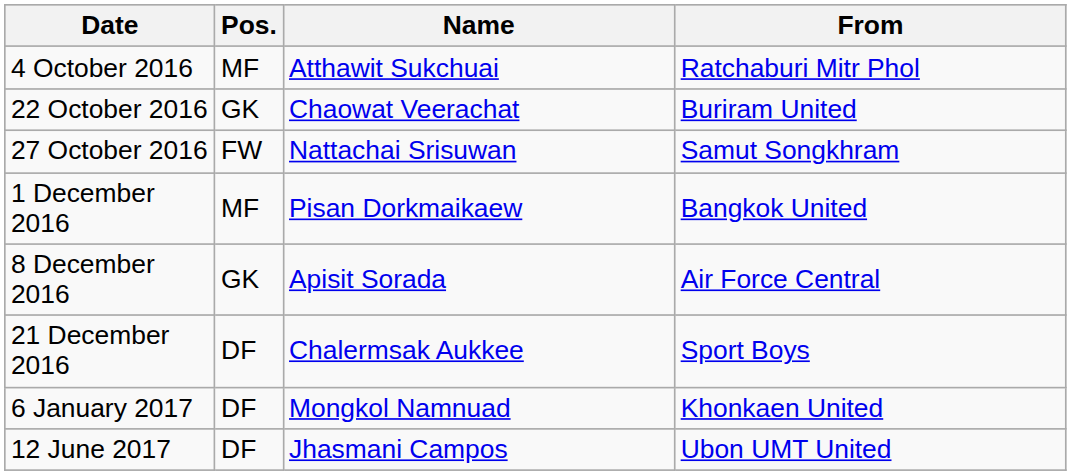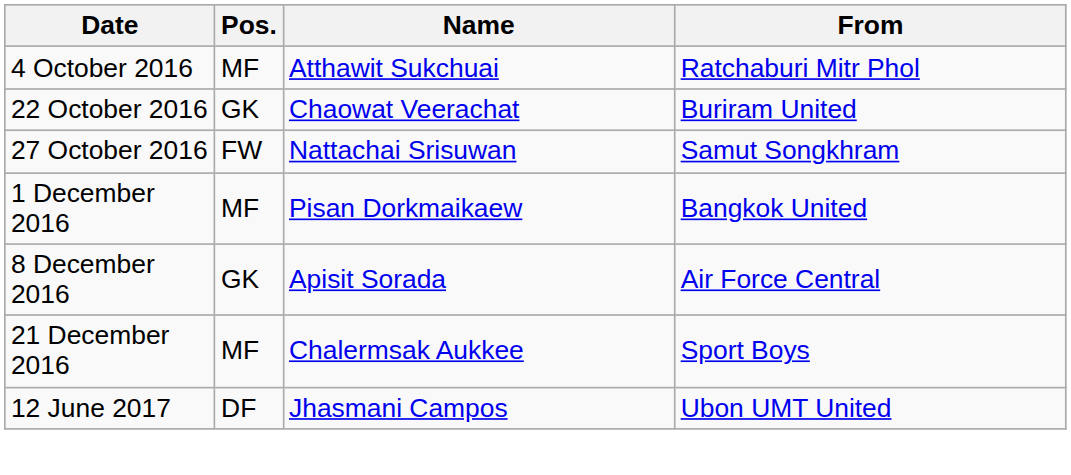(239, 350) DF -> (240, 350) MF
- row: (102, 407)
